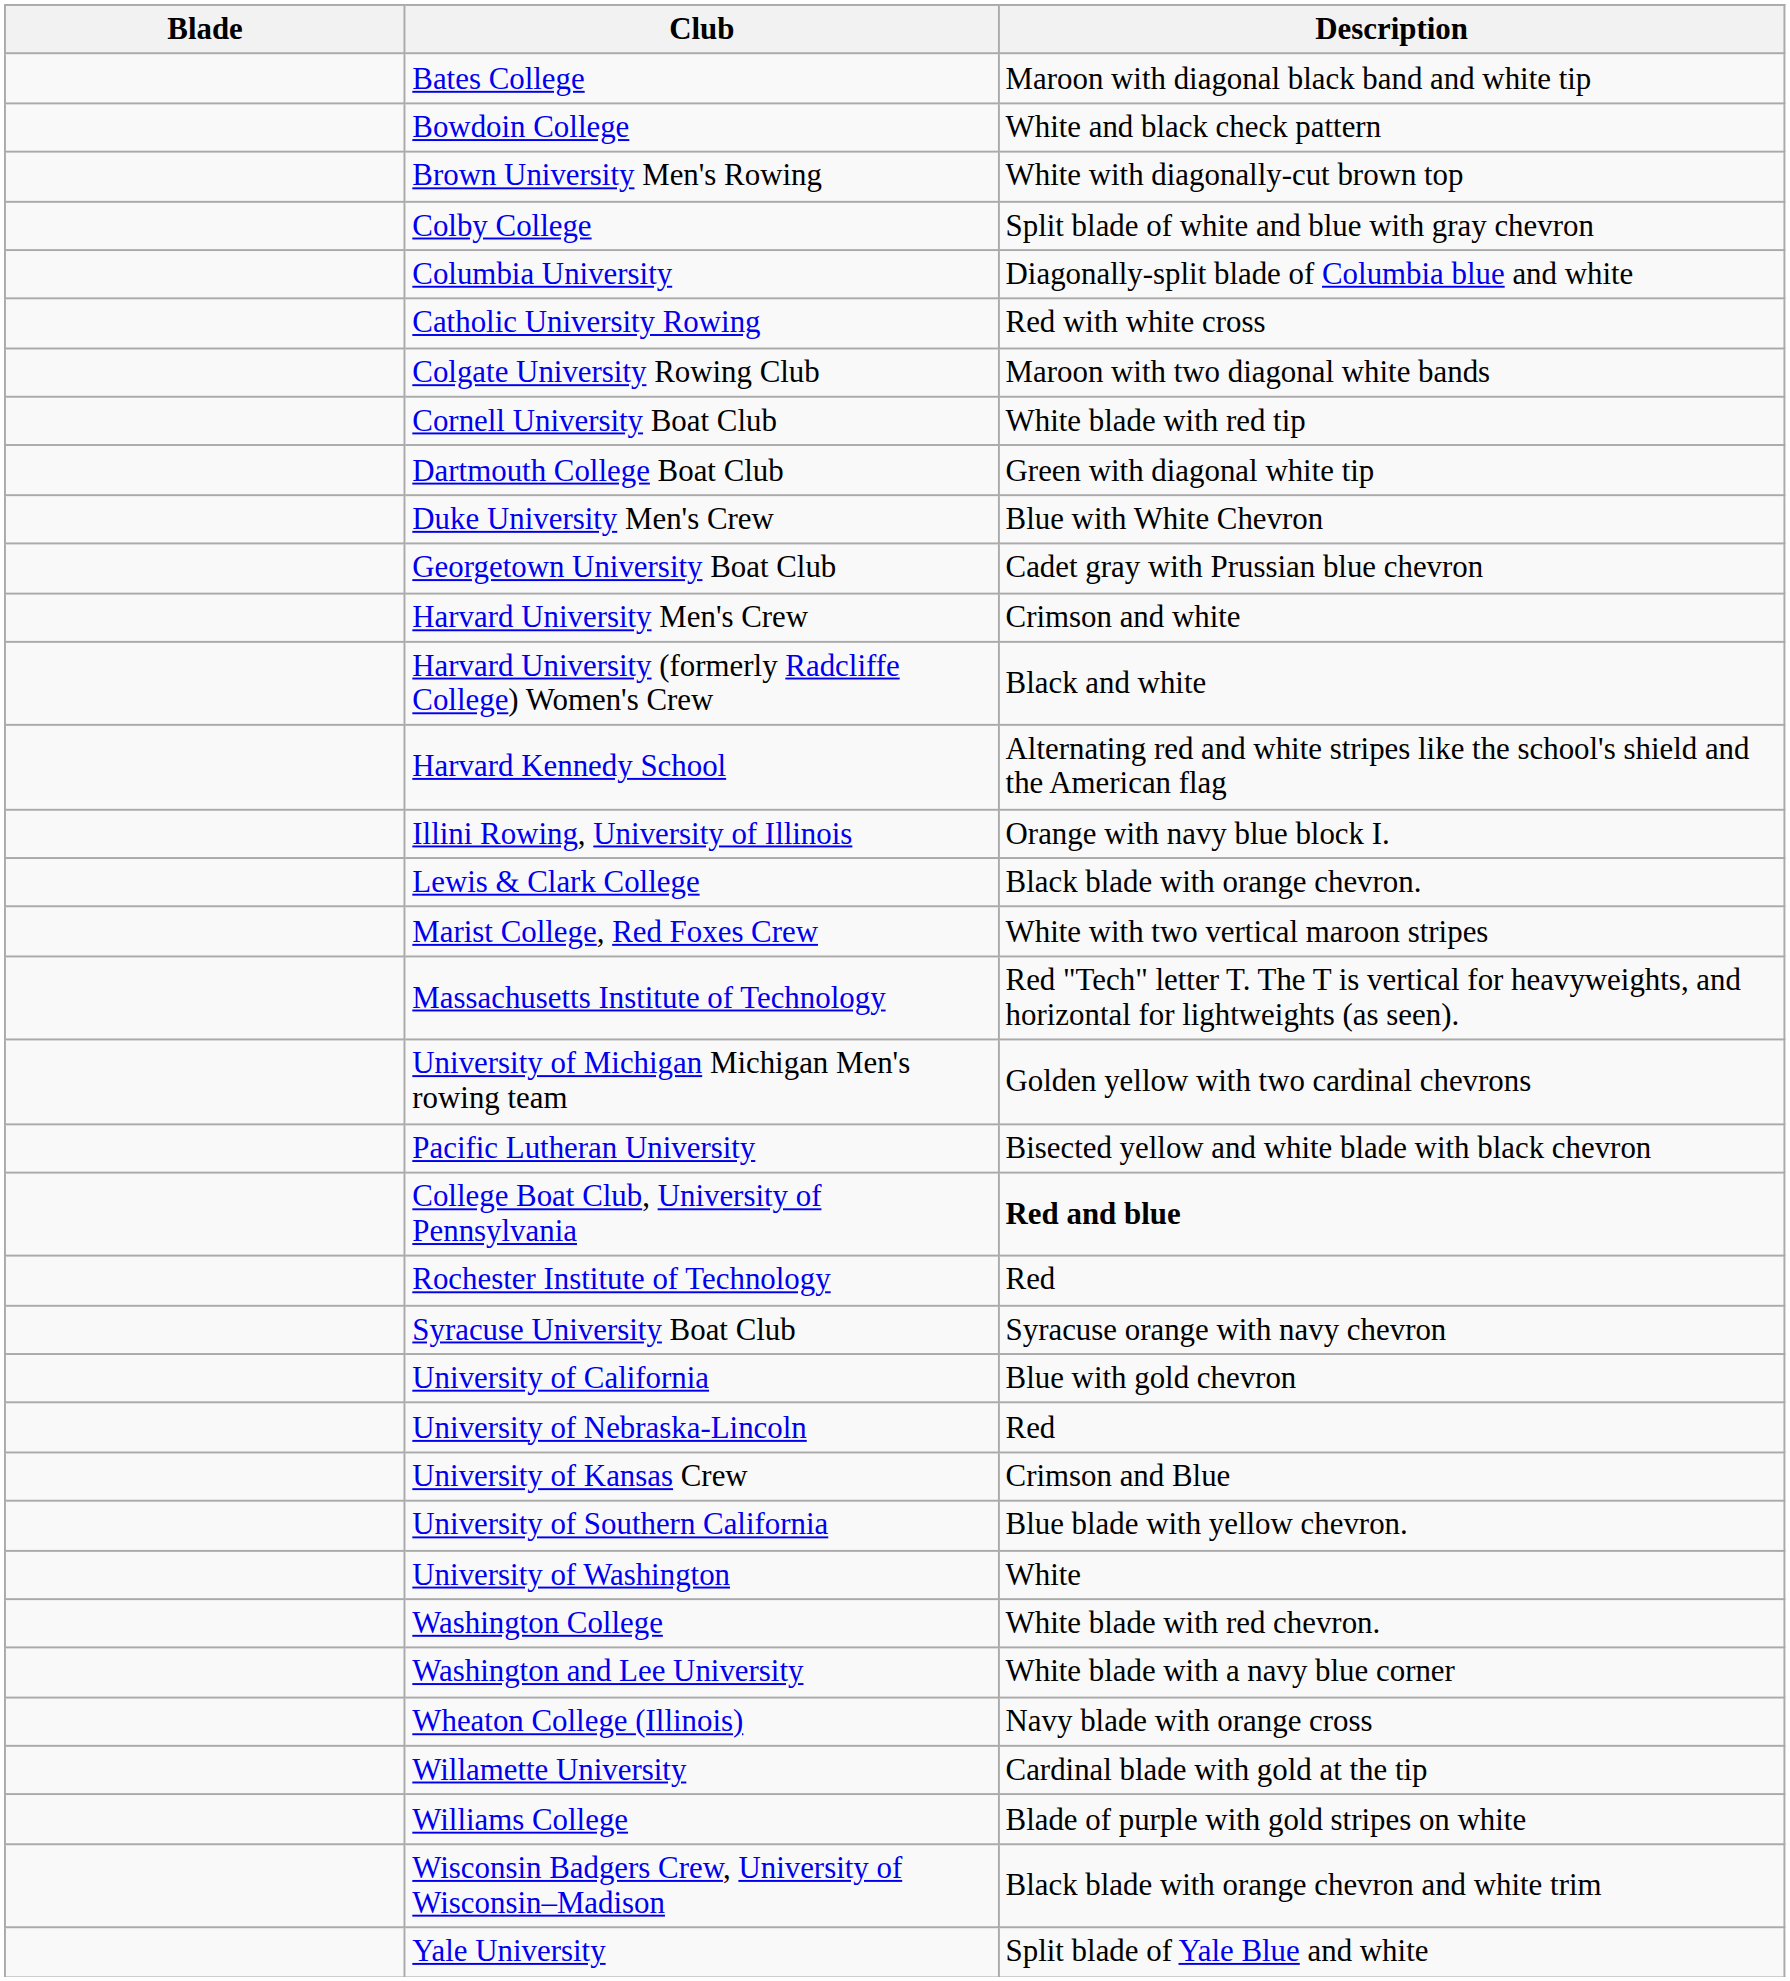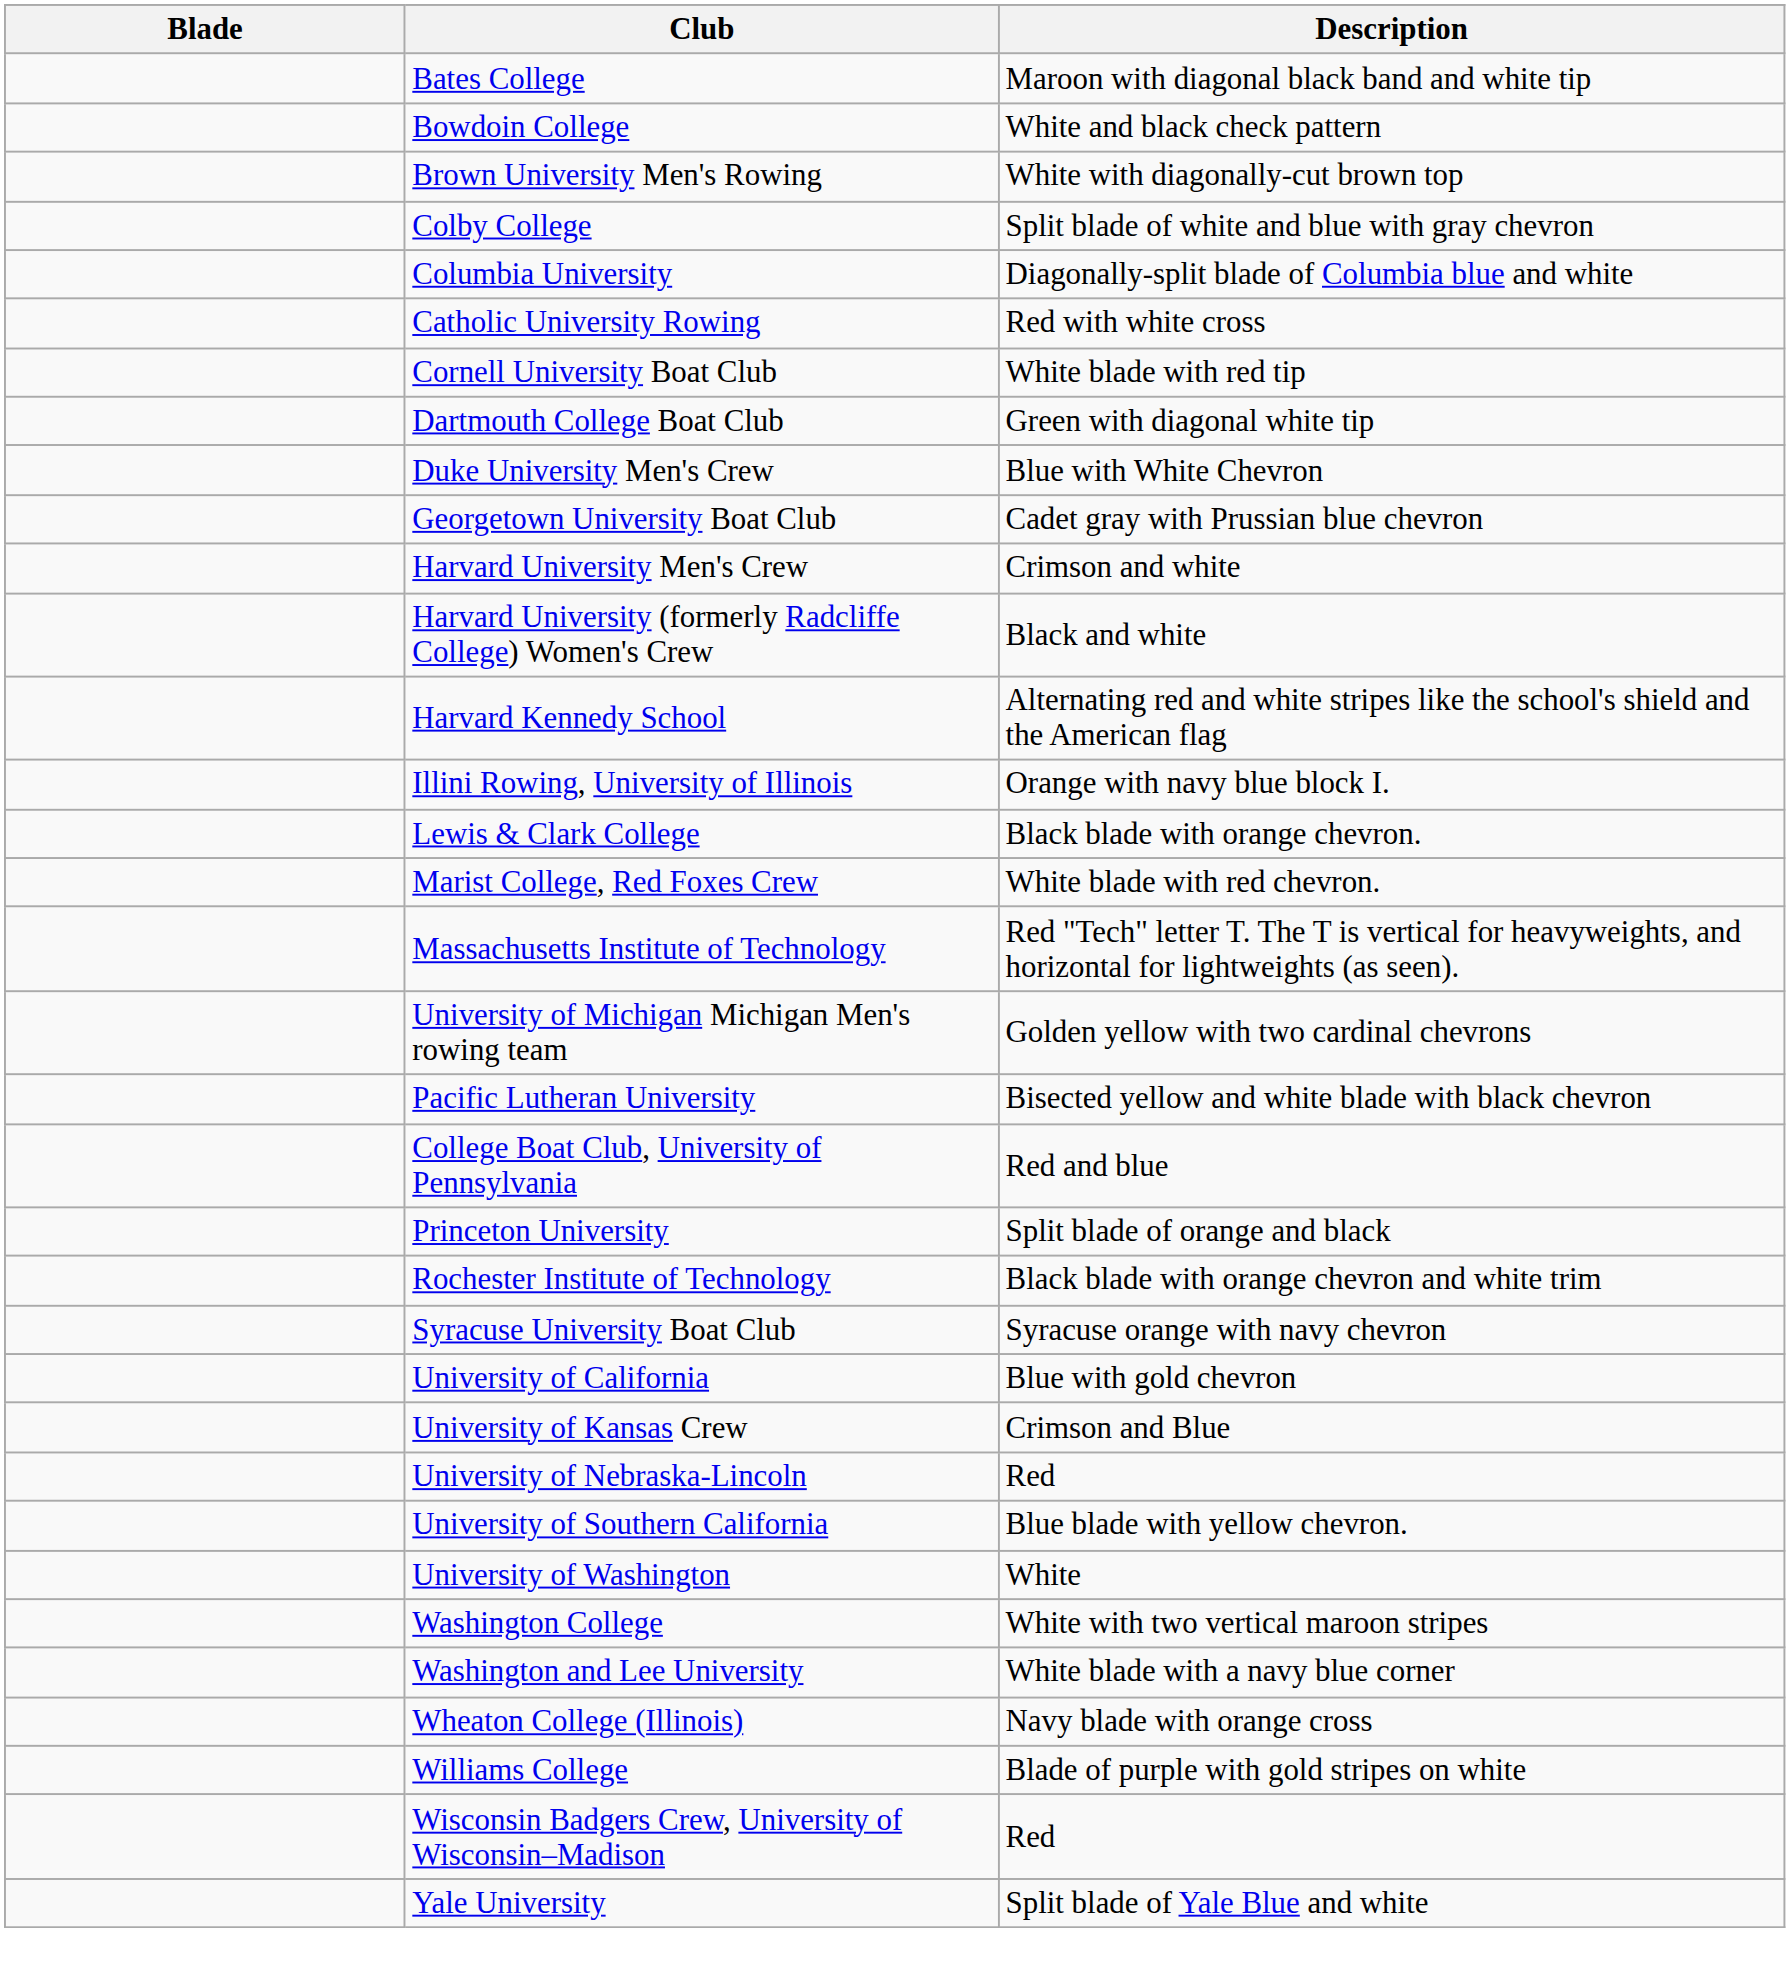- row: (616, 371)
(1247, 931) White with two vertical maroon stripes -> (1193, 882) White blade with red chevron.
(1093, 1213) bold -> (1087, 1164) normal
+ row: (541, 1231)
(1030, 1280) Red -> (1304, 1280) Black blade with orange chevron and white trim
rows swapped: (580, 1476) <-> (610, 1427)
(1193, 1622) White blade with red chevron. -> (1247, 1622) White with two vertical maroon stripes
- row: (549, 1769)
(1304, 1885) Black blade with orange chevron and white trim -> (1030, 1836) Red
